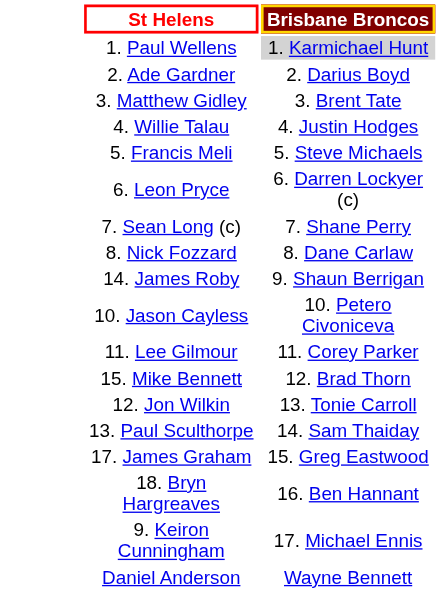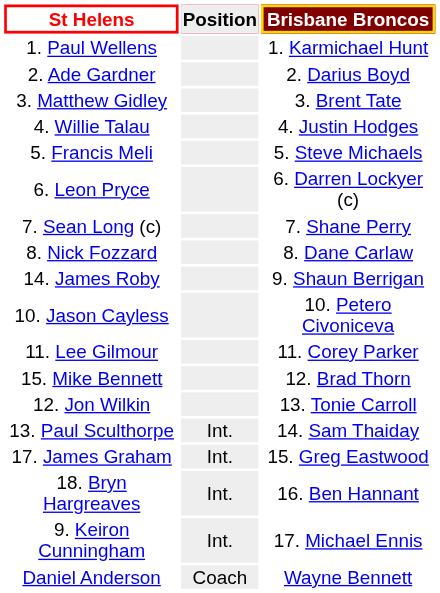+ column: (220, 19)
(348, 48) lightgrey background -> (348, 48) no background
